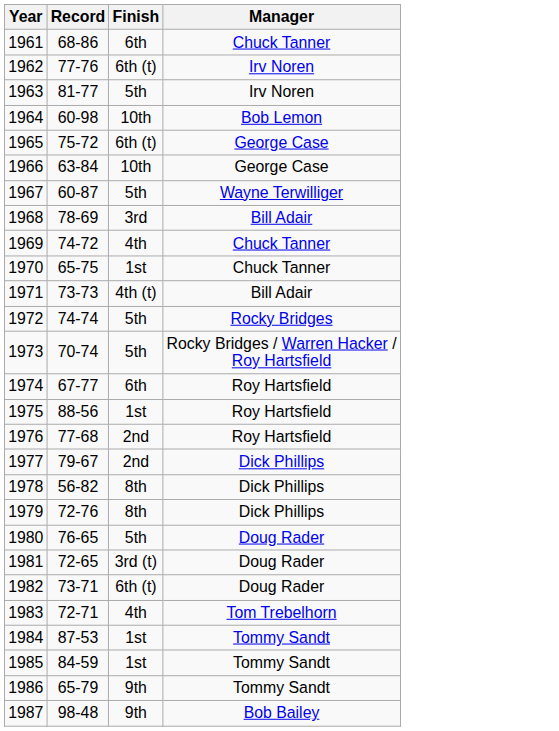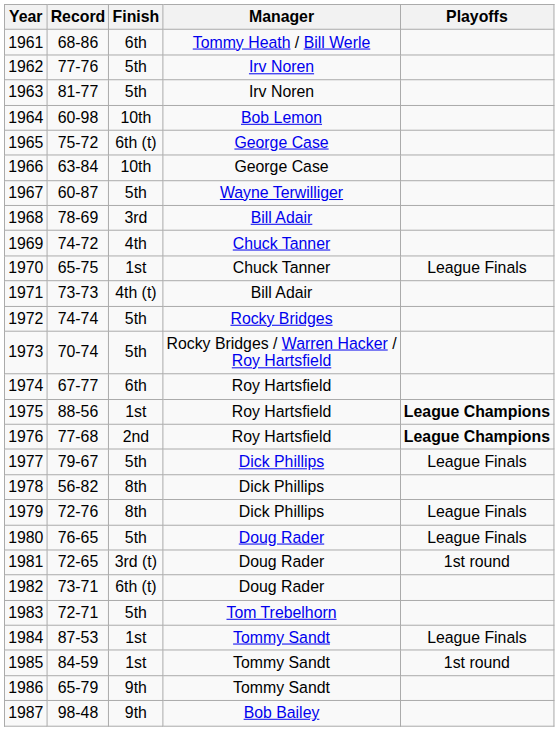+ column: (477, 17)
(282, 42) Chuck Tanner -> (282, 42) Tommy Heath / Bill Werle
(136, 67) 6th (t) -> (136, 67) 5th
(136, 461) 2nd -> (136, 461) 5th
(136, 612) 4th -> (136, 612) 5th
